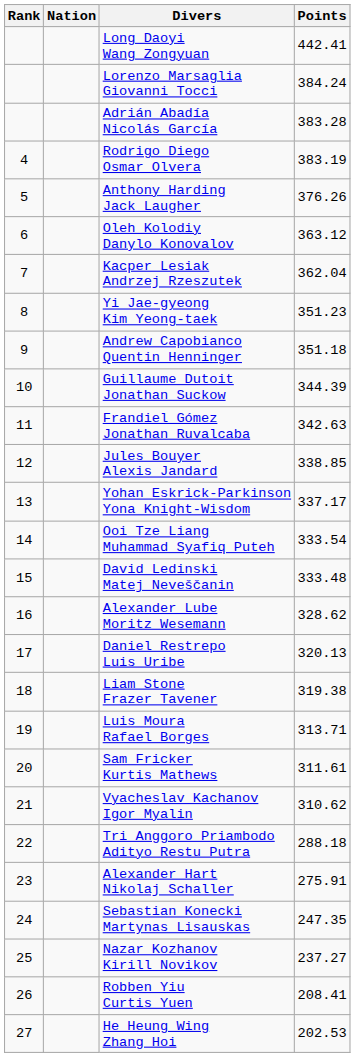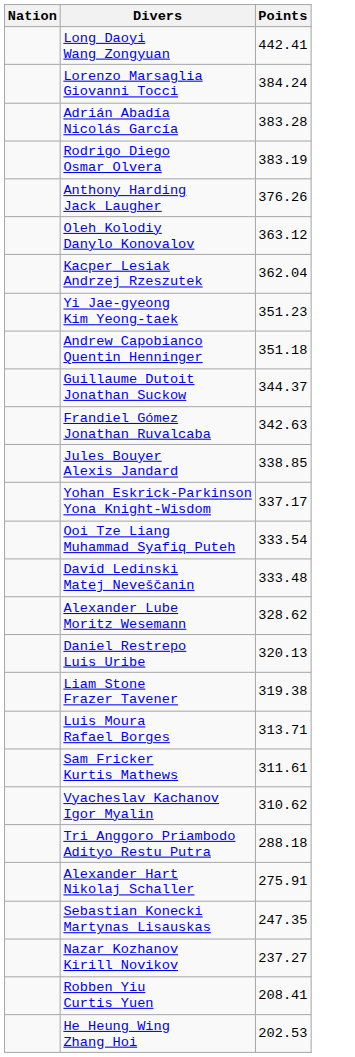- column: (24, 16)
(322, 388) 344.39 -> (283, 388) 344.37
